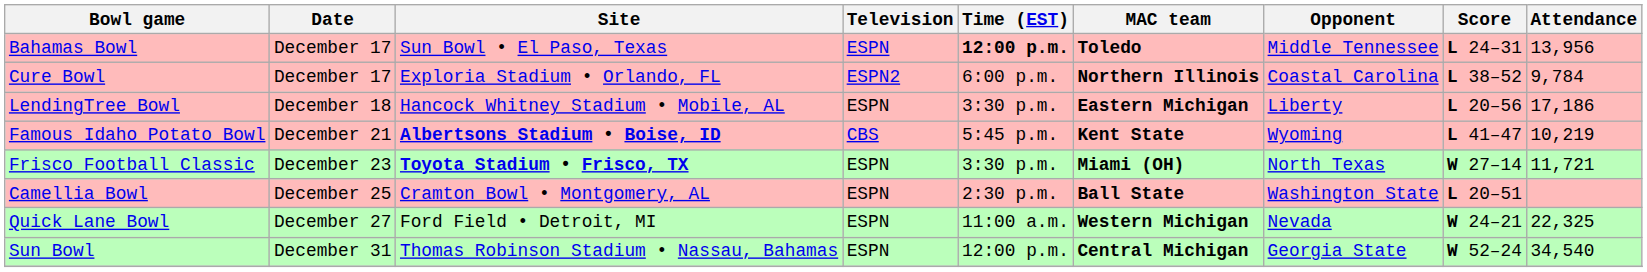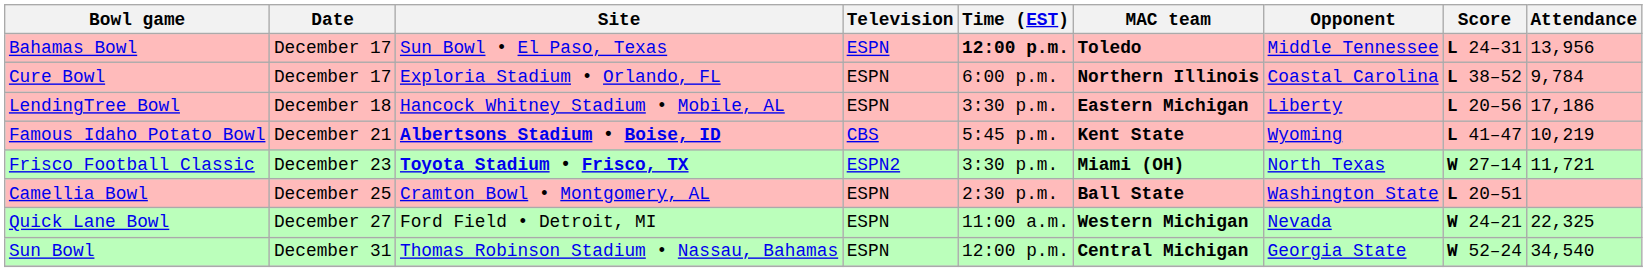(873, 77) ESPN2 -> (868, 77) ESPN
(868, 164) ESPN -> (873, 164) ESPN2
